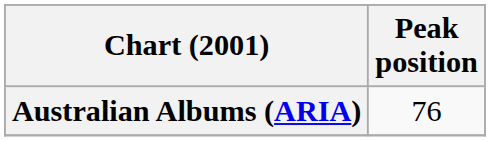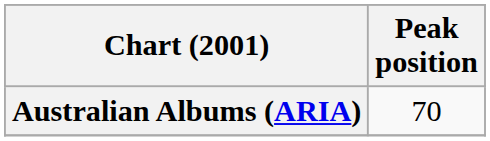(427, 110) 76 -> (427, 110) 70
